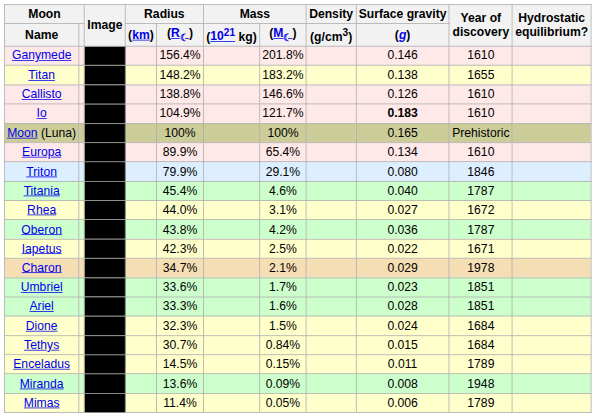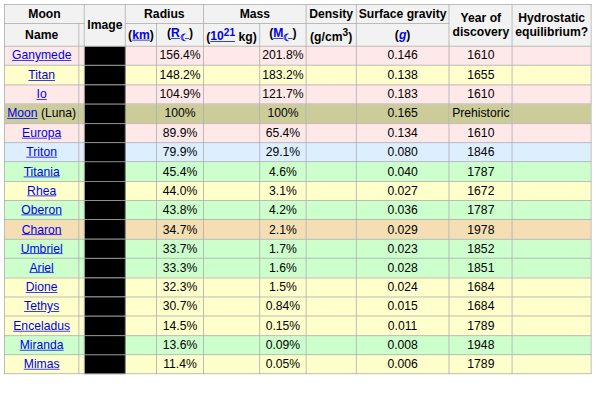- row: (42, 94)
(403, 113) bold -> (403, 94) normal
- row: (42, 248)
(180, 287) 33.6% -> (180, 248) 33.7%
(481, 287) 1851 -> (481, 248) 1852
